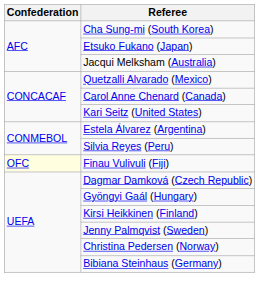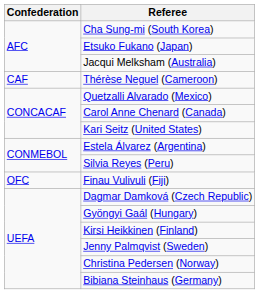+ row: (150, 79)
(18, 163) lightyellow background -> (18, 180) no background
